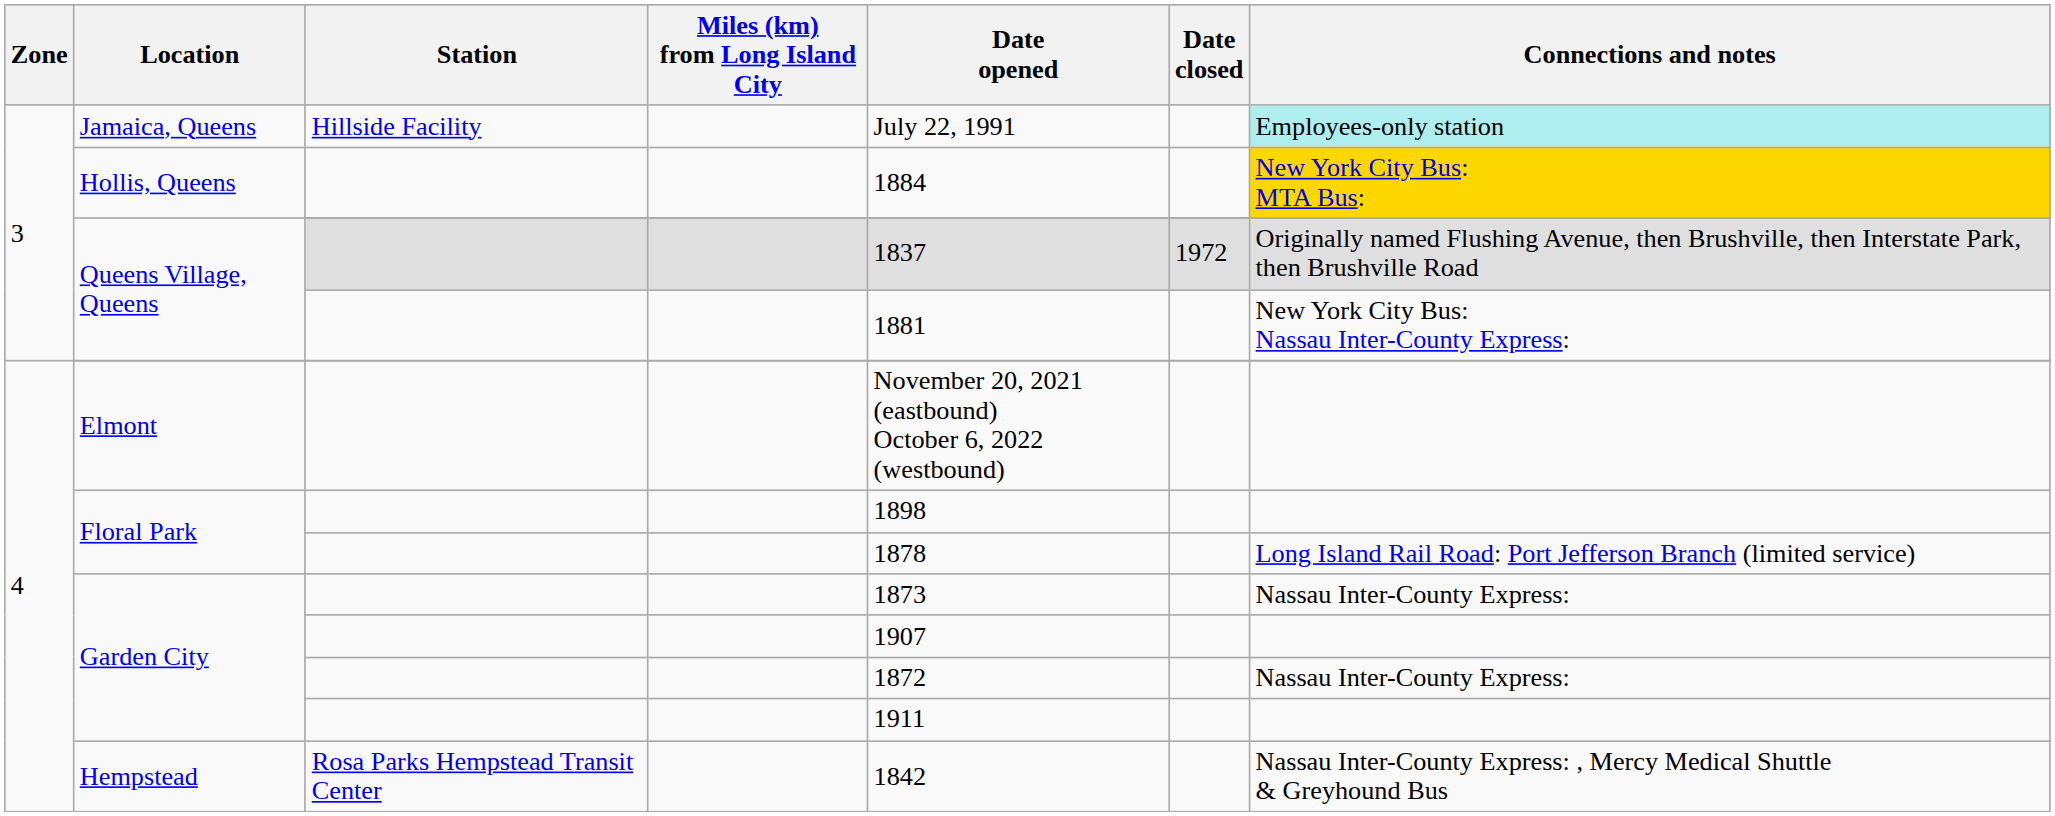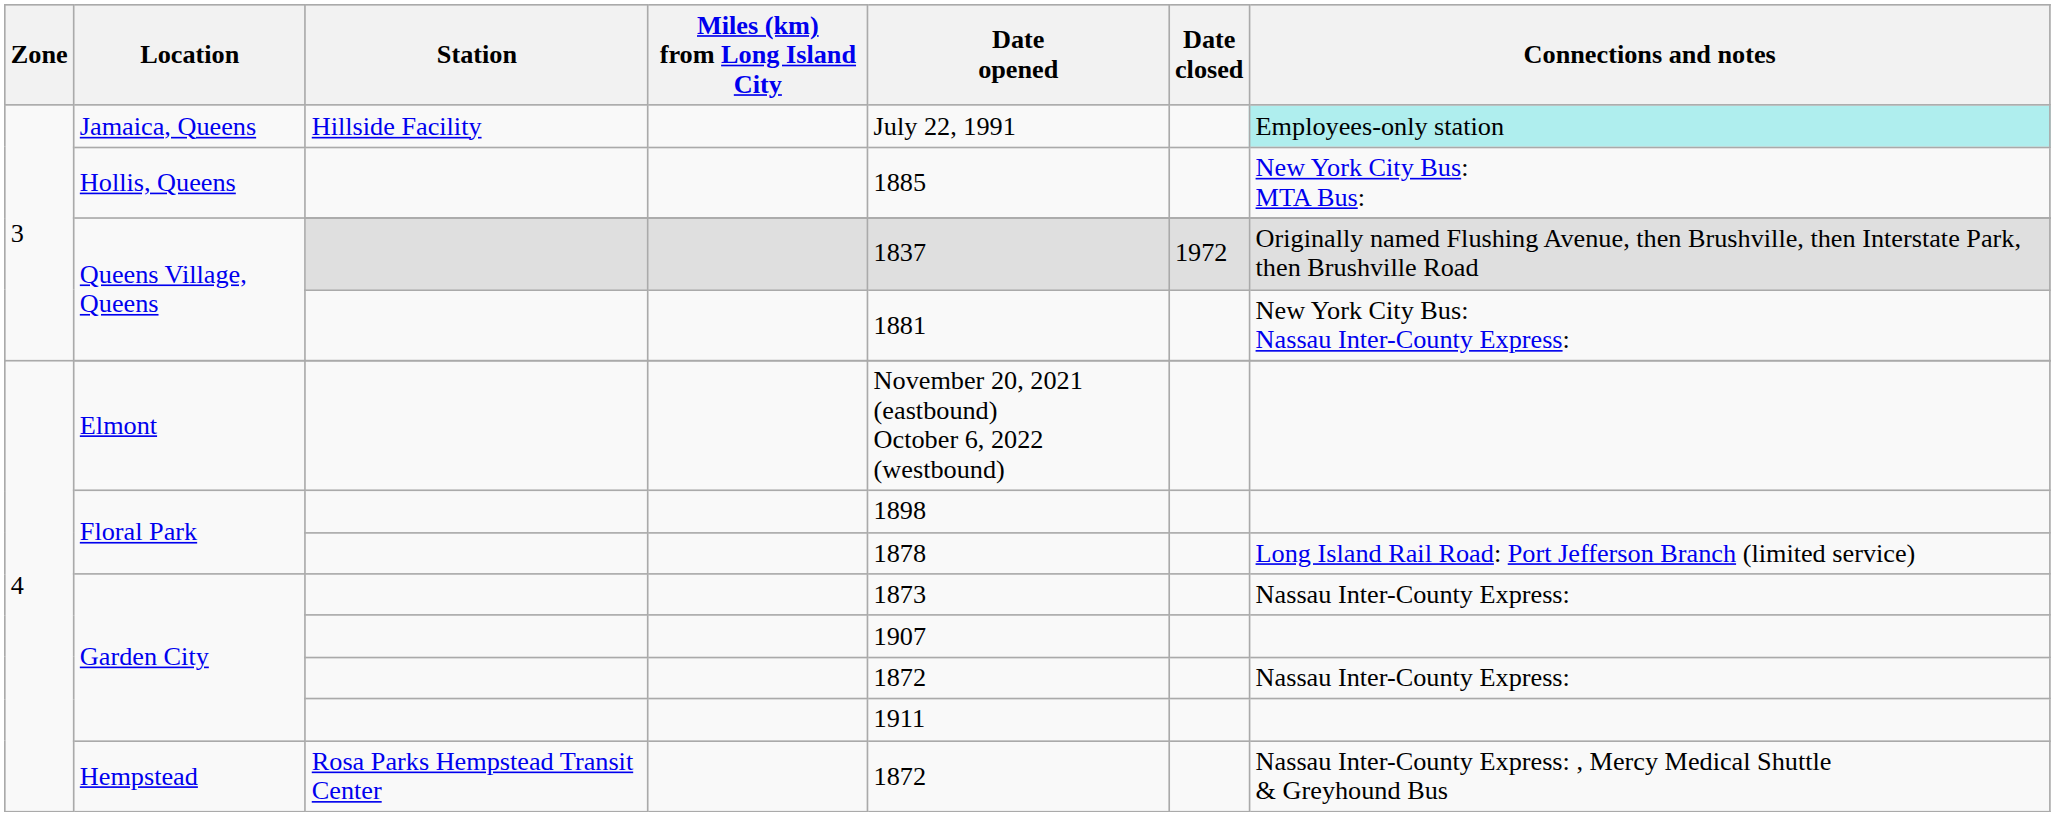(900, 182) 1884 -> (900, 182) 1885
(1362, 182) gold background -> (1362, 182) no background
(900, 775) 1842 -> (900, 775) 1872
